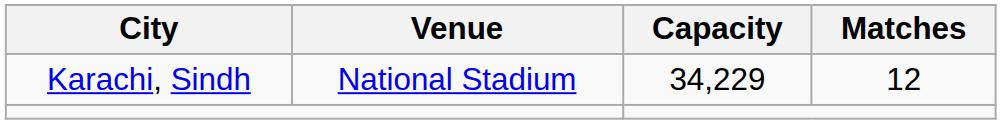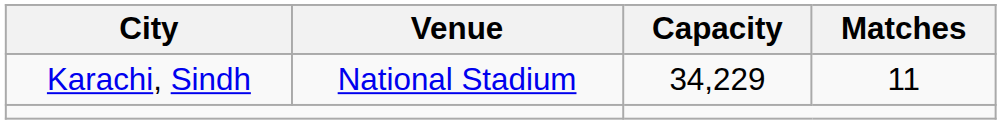(904, 79) 12 -> (904, 79) 11
